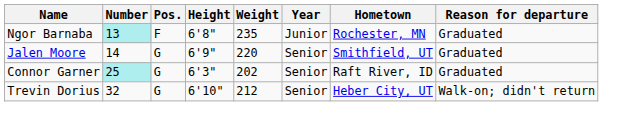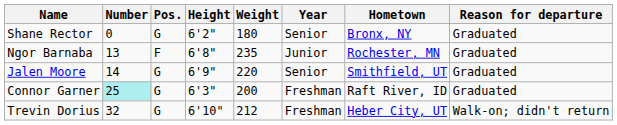+ row: (50, 33)
(113, 33) paleturquoise background -> (113, 53) no background
(247, 72) 202 -> (247, 91) 200
(306, 72) Senior -> (313, 91) Freshman
(306, 91) Senior -> (313, 110) Freshman
